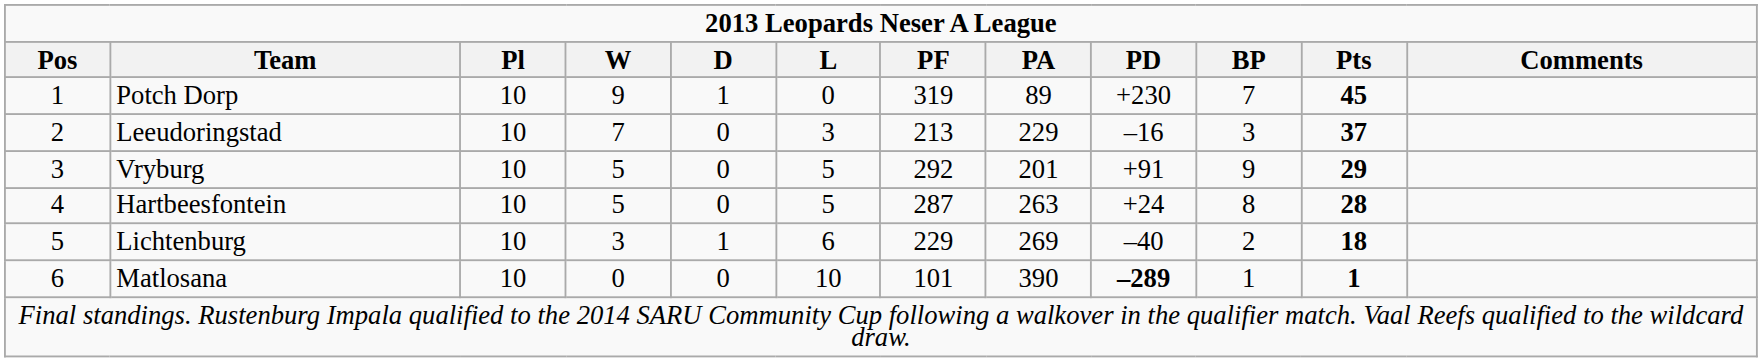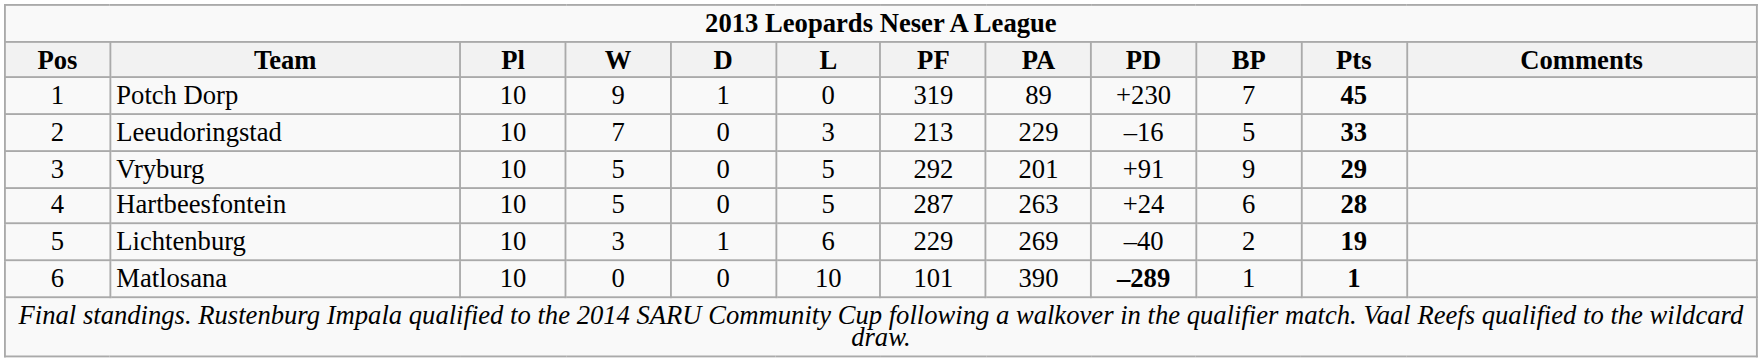(1249, 132) 3 -> (1249, 132) 5
(1354, 132) 37 -> (1354, 132) 33
(1249, 205) 8 -> (1249, 205) 6
(1354, 241) 18 -> (1354, 241) 19
